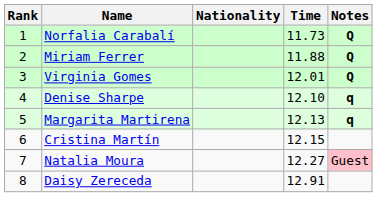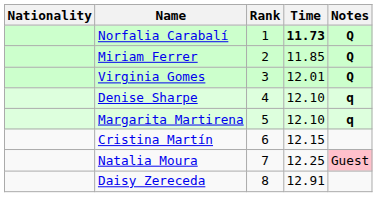columns swapped: (23, 15) <-> (238, 15)
(306, 36) normal -> (306, 36) bold
(306, 56) 11.88 -> (306, 56) 11.85
(306, 119) 12.13 -> (306, 119) 12.10
(306, 160) 12.27 -> (306, 160) 12.25
